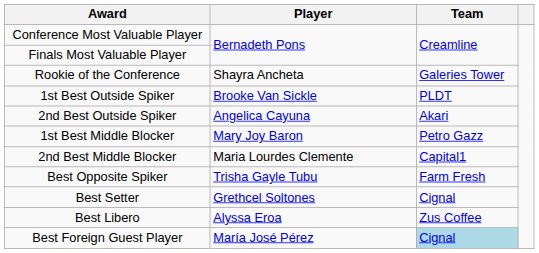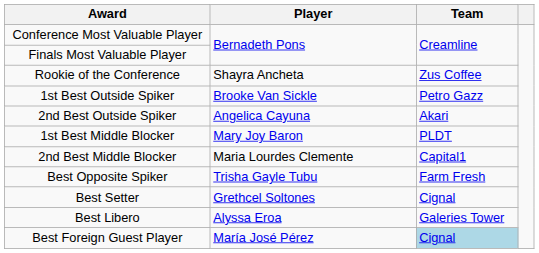(462, 75) Galeries Tower -> (450, 75) Zus Coffee
(436, 95) PLDT -> (451, 95) Petro Gazz
(451, 136) Petro Gazz -> (436, 136) PLDT
(450, 217) Zus Coffee -> (462, 217) Galeries Tower
